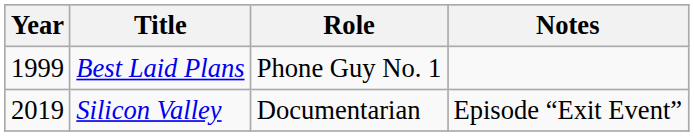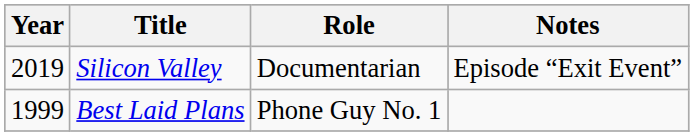rows swapped: (160, 67) <-> (149, 109)
